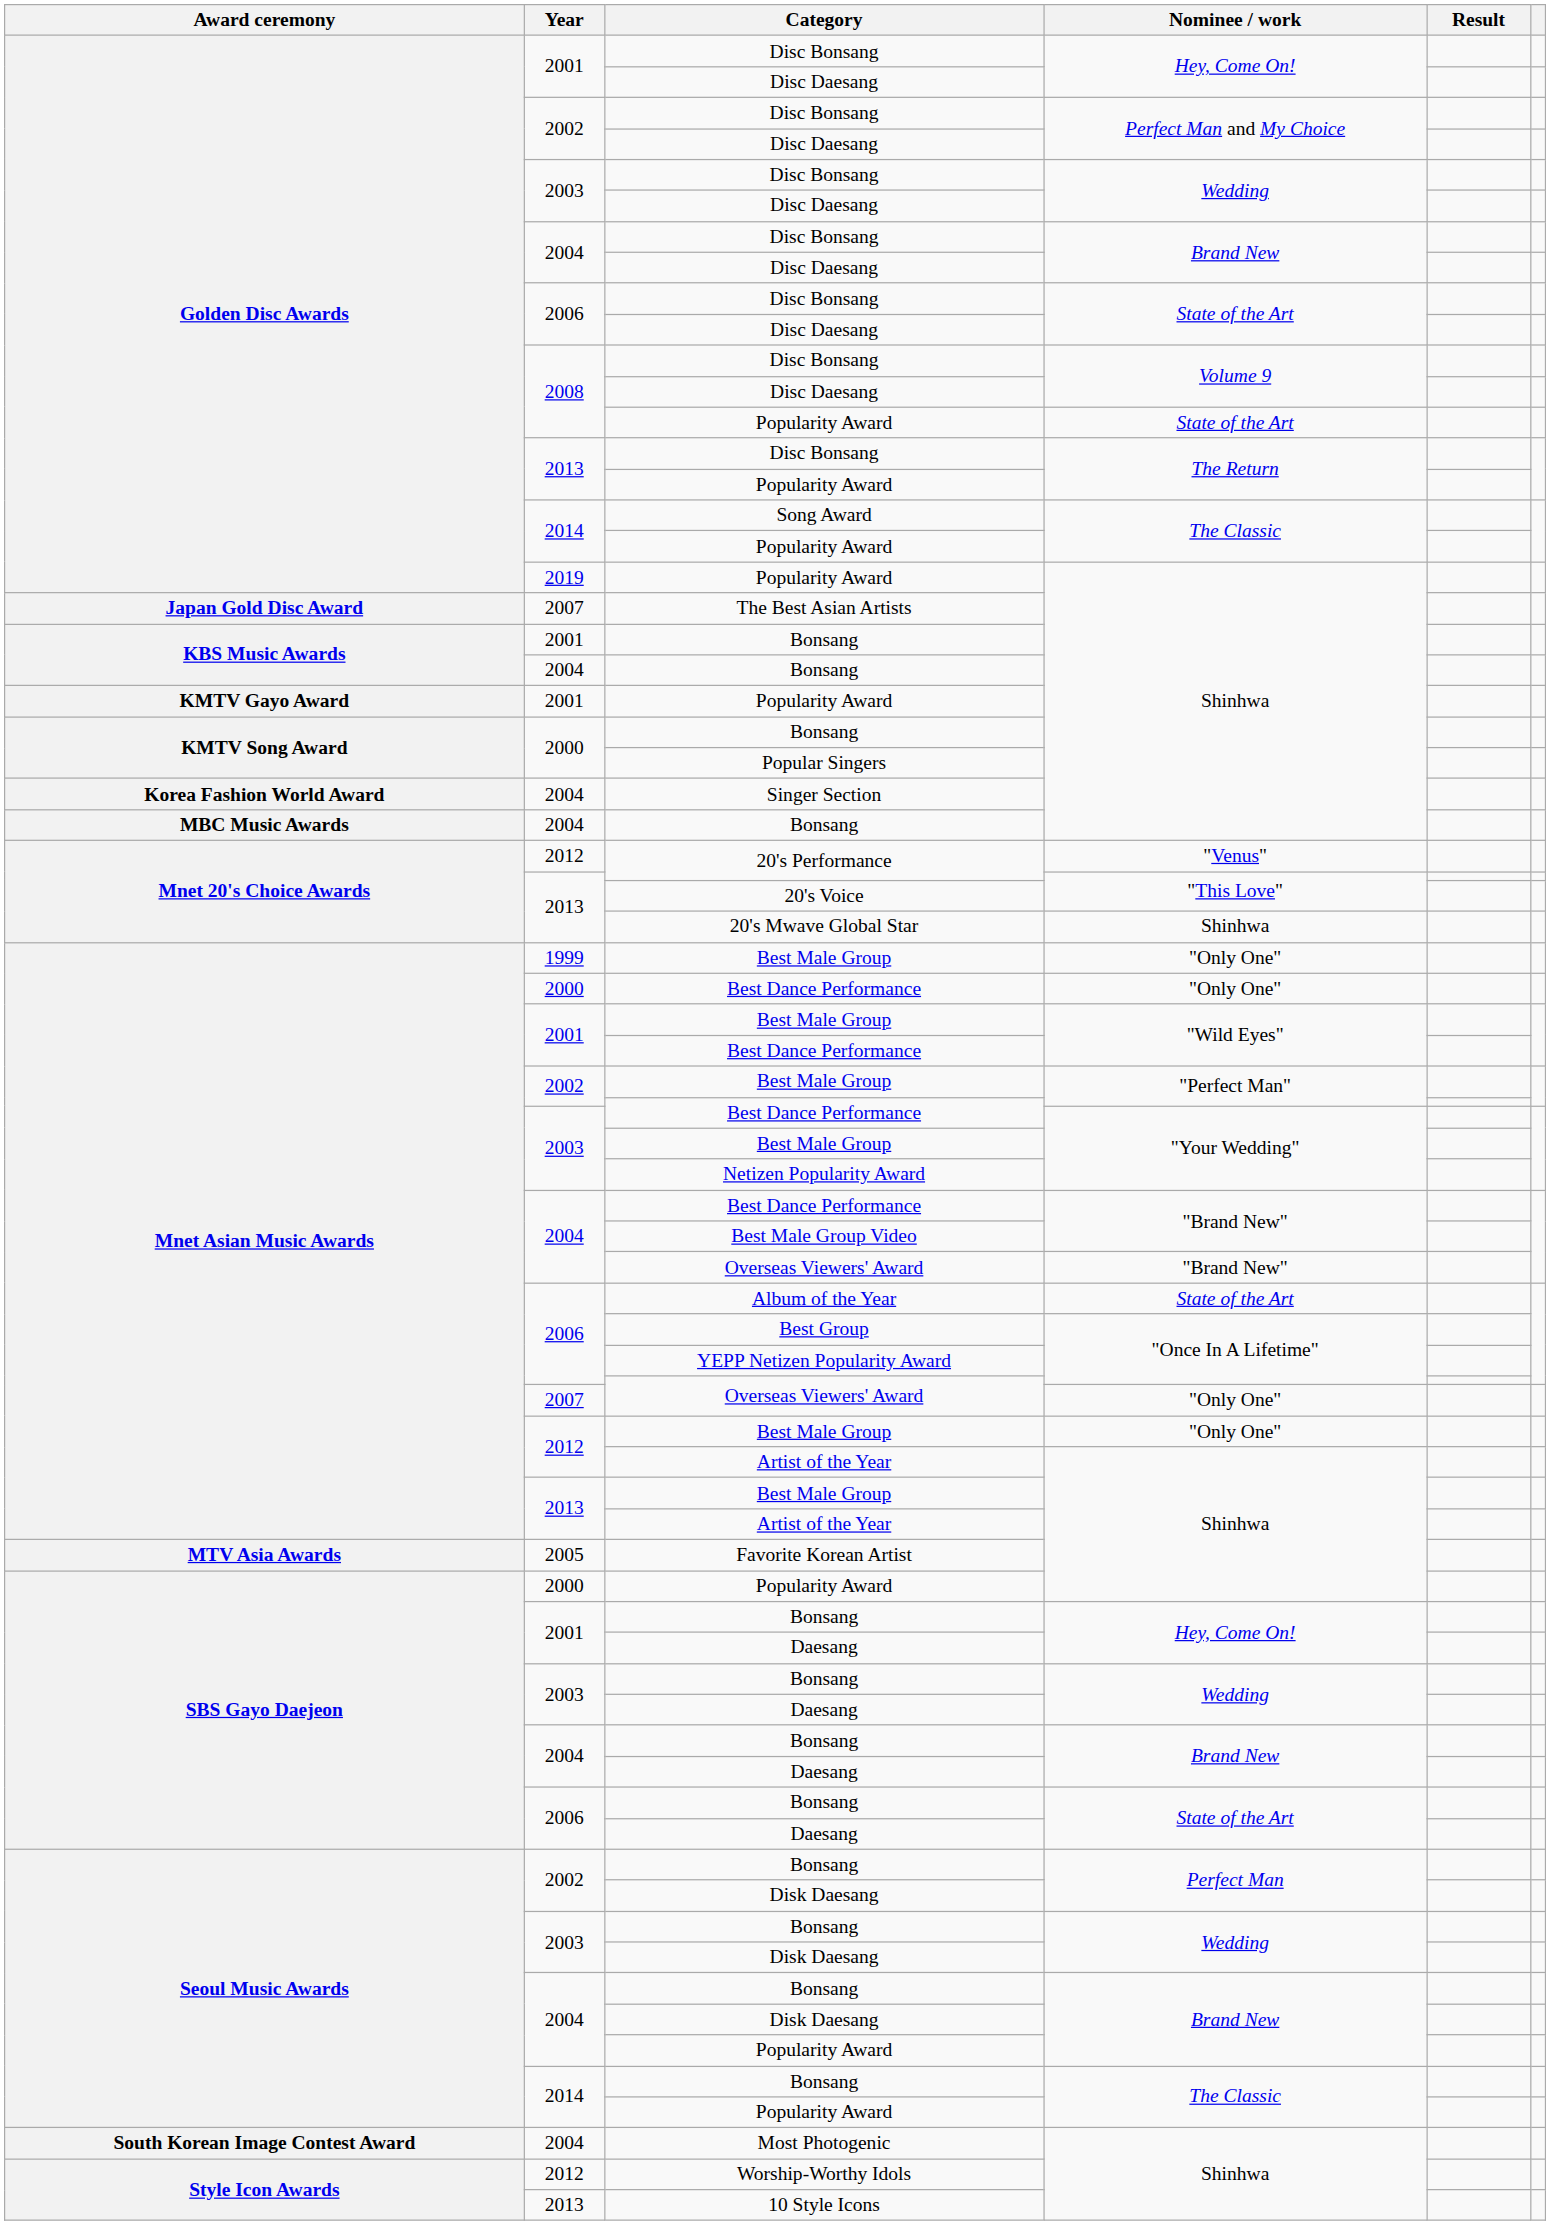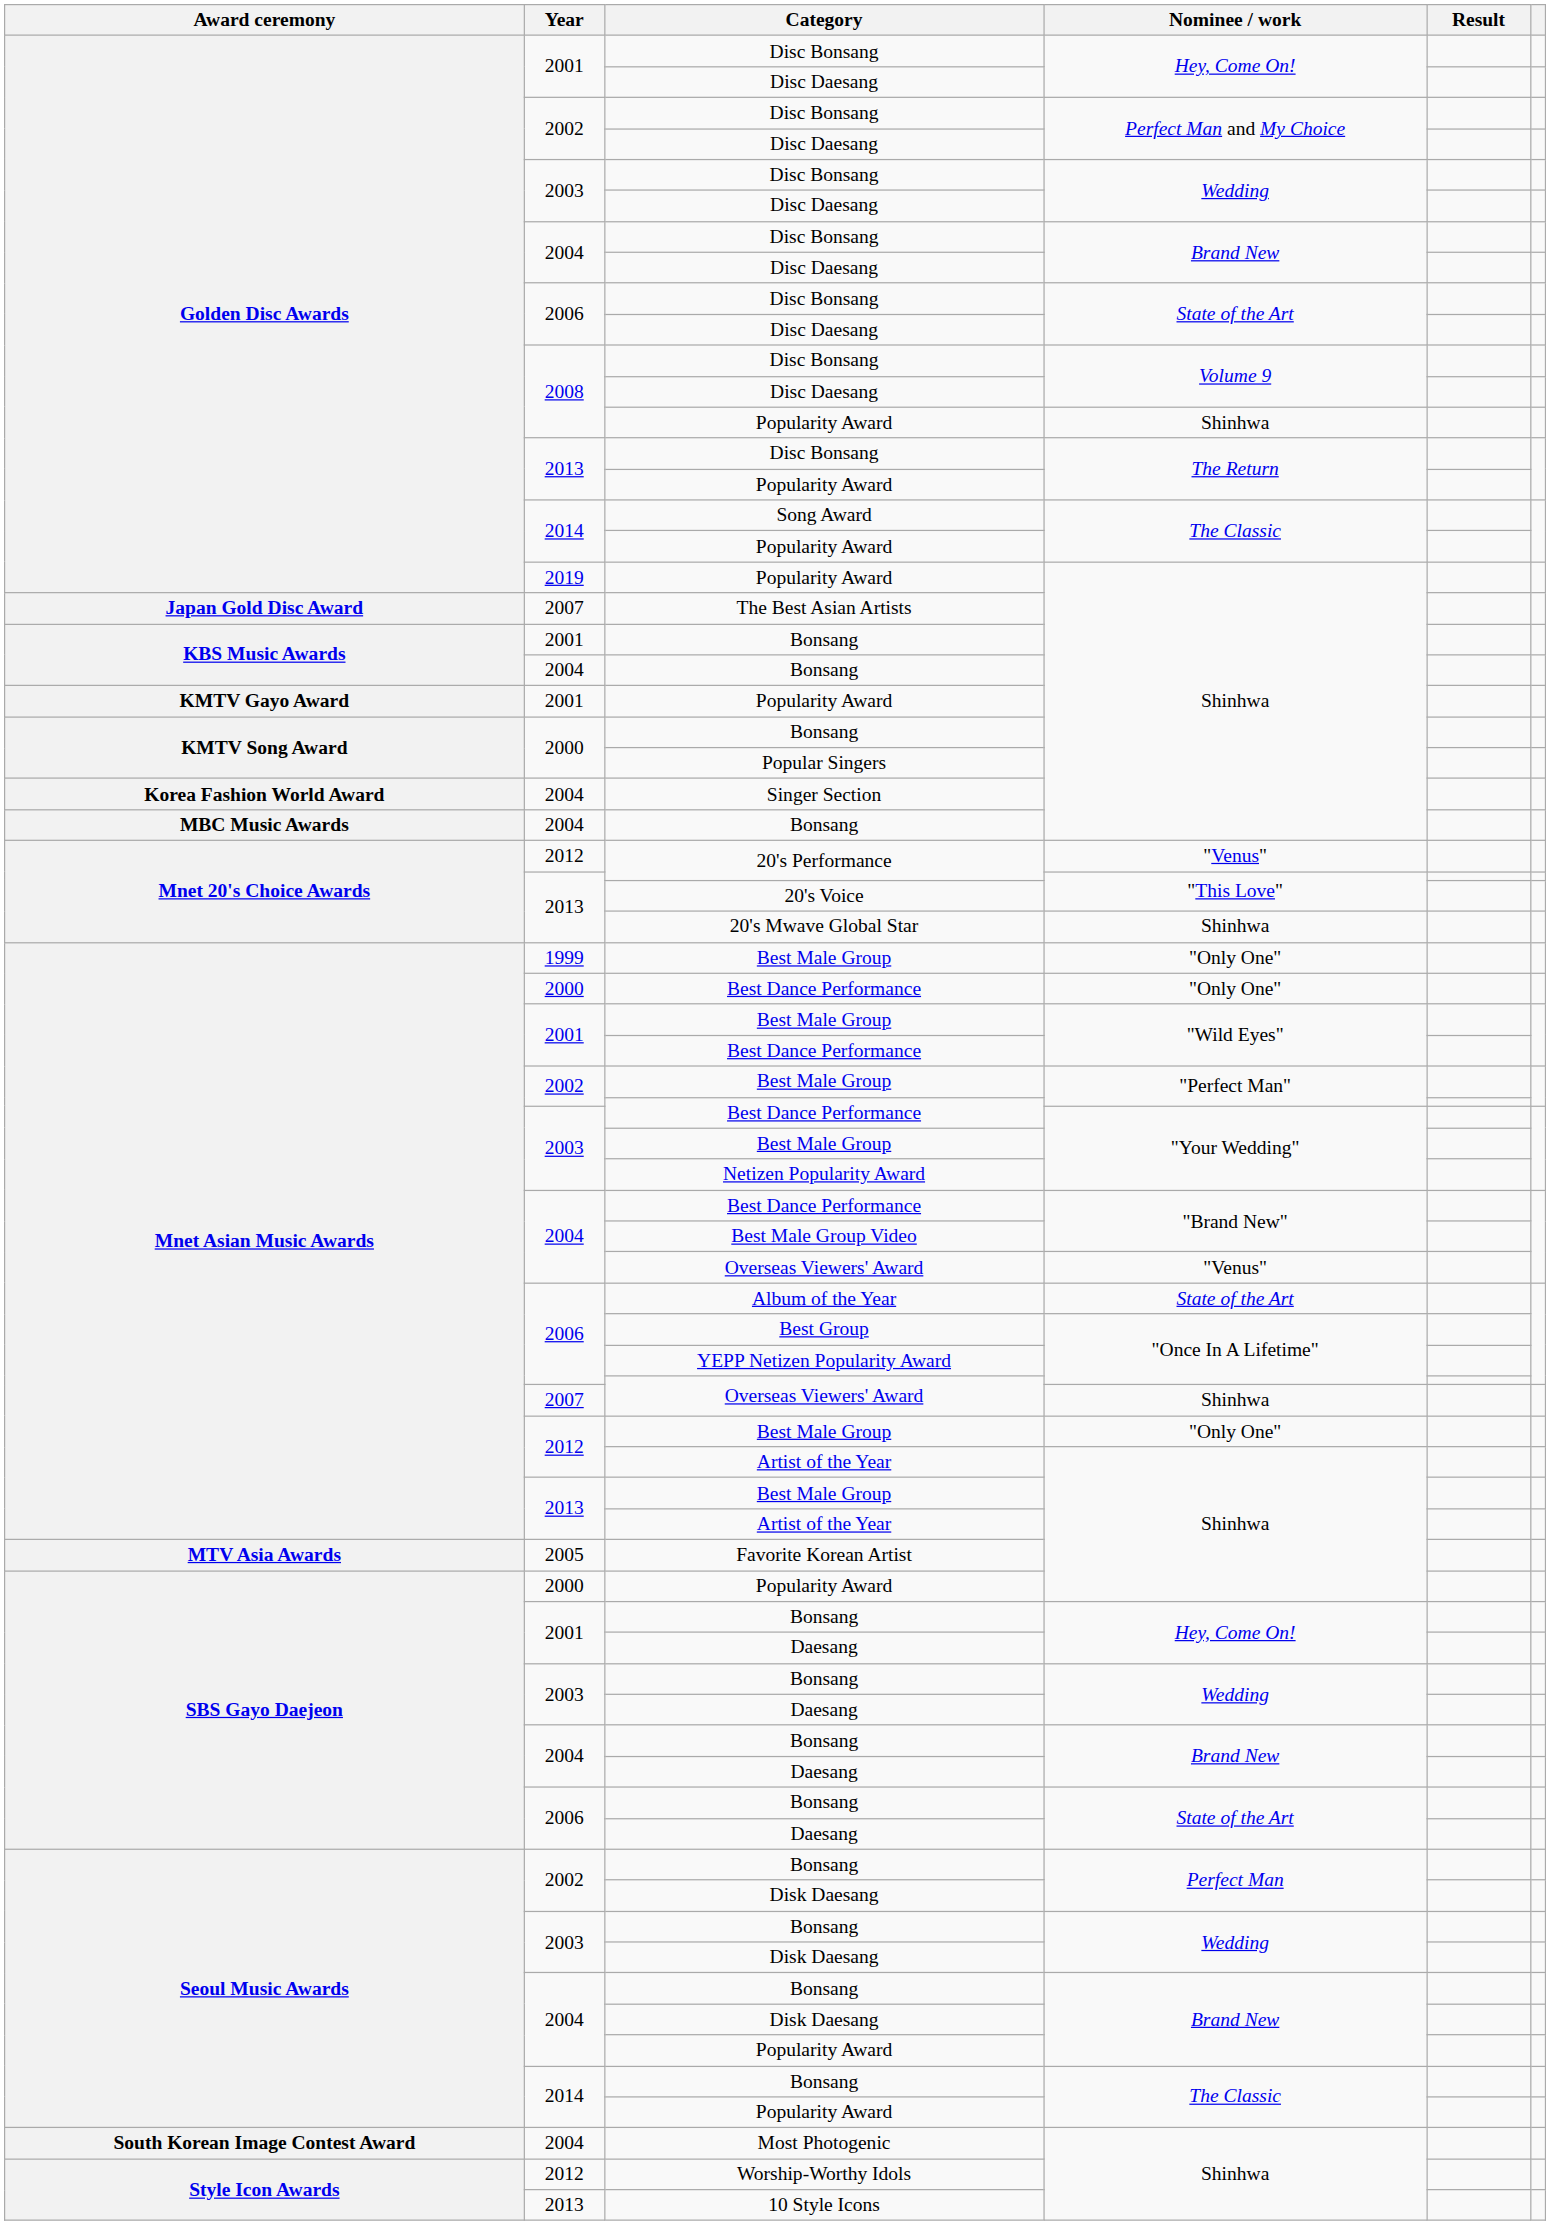(1235, 422) State of the Art -> (1235, 422) Shinhwa
(1235, 1267) "Brand New" -> (1235, 1267) "Venus"
(1235, 1400) "Only One" -> (1235, 1400) Shinhwa
